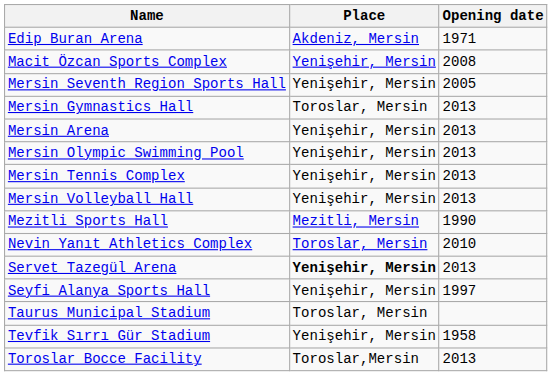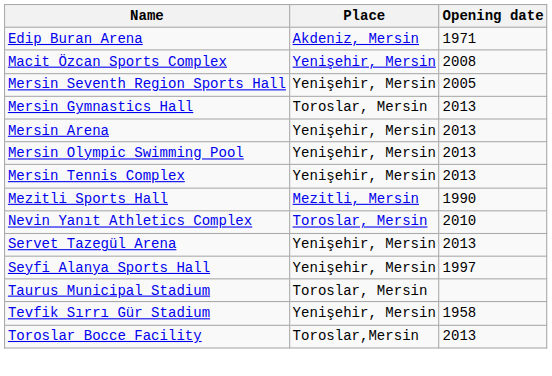- row: (101, 199)
(364, 268) bold -> (364, 245) normal
